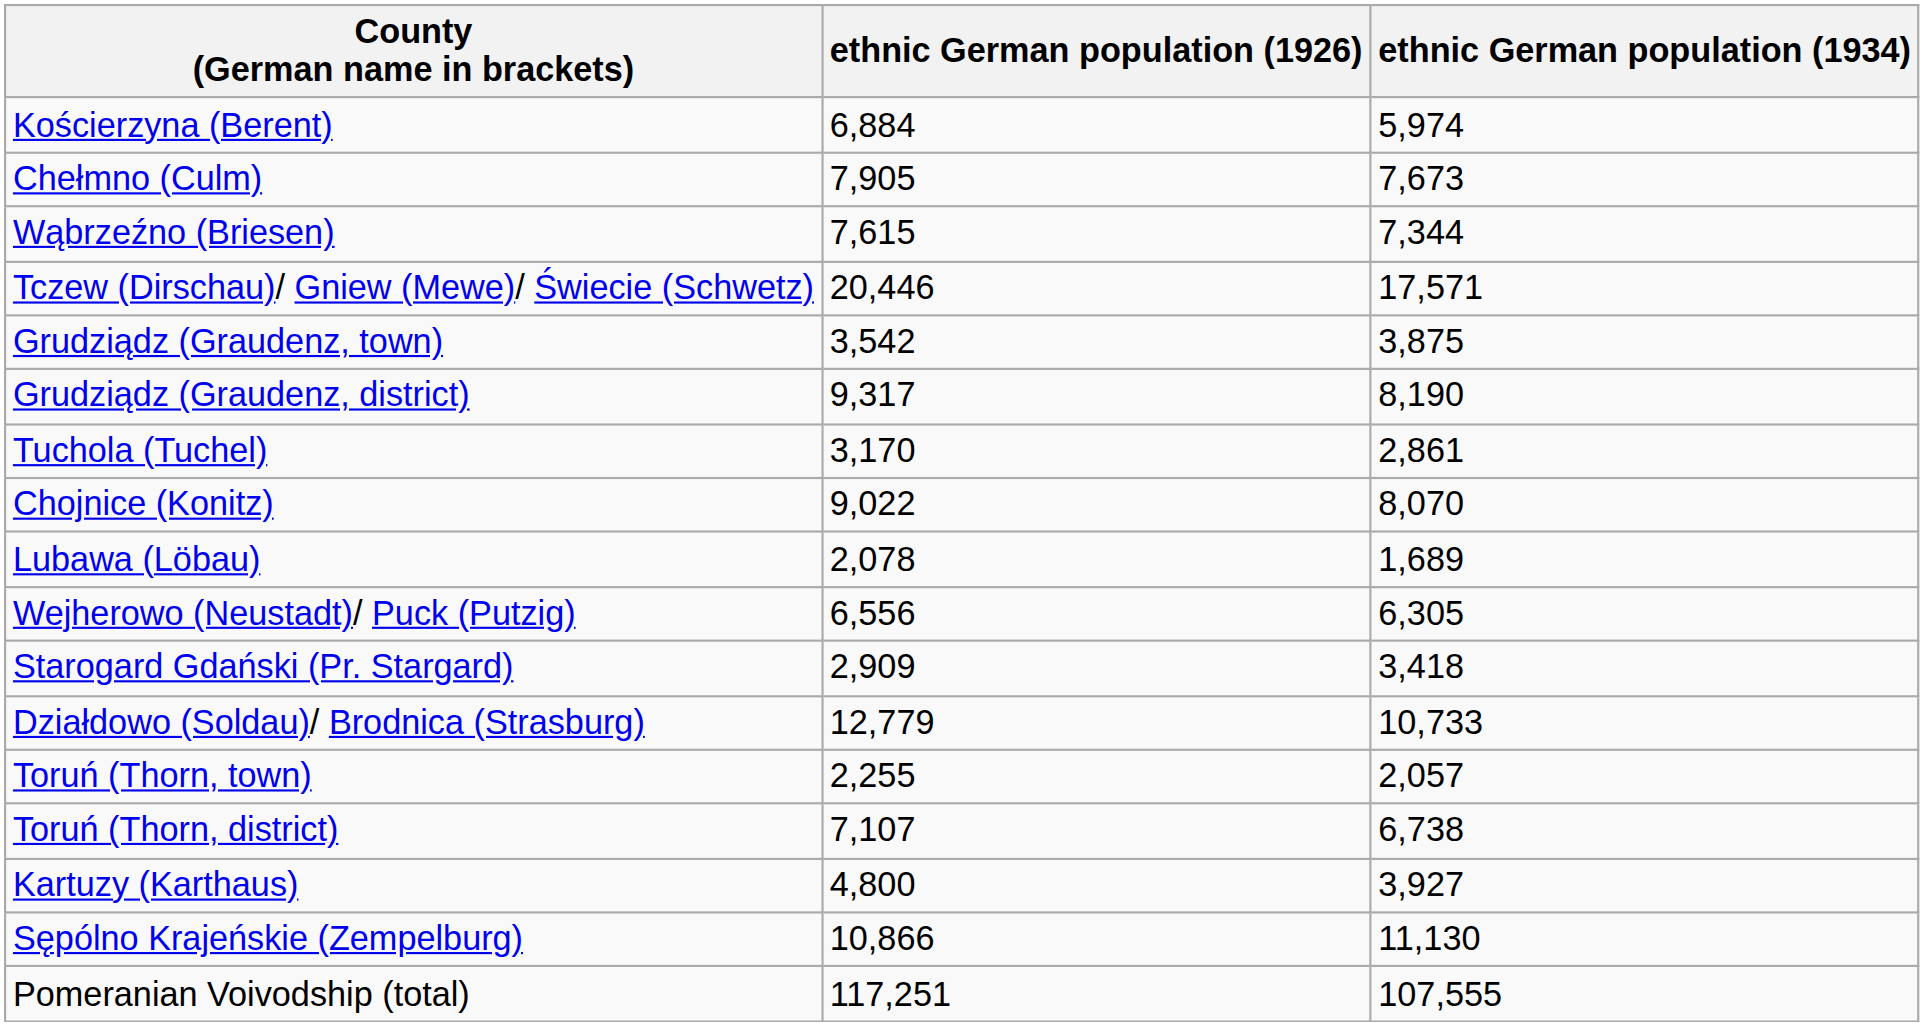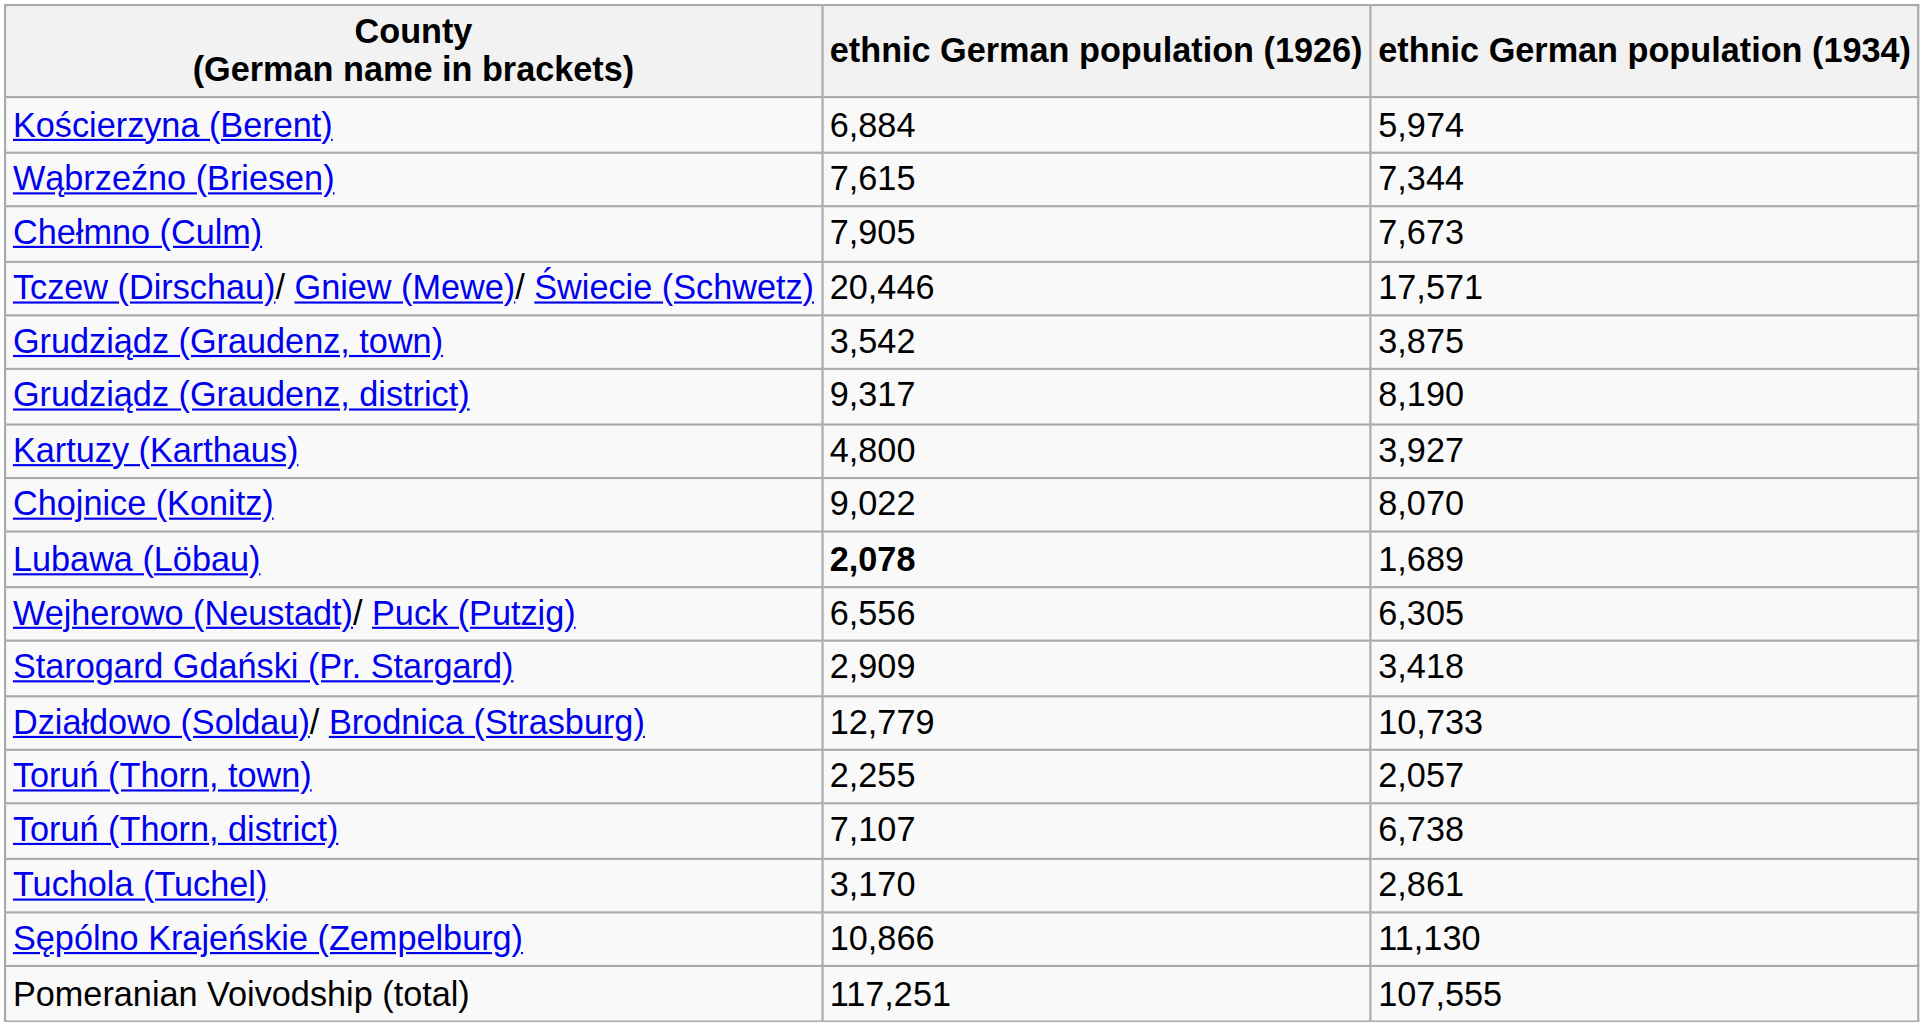rows swapped: (174, 233) <-> (138, 178)
rows swapped: (156, 884) <-> (140, 450)
(873, 558) normal -> (873, 558) bold
